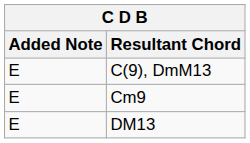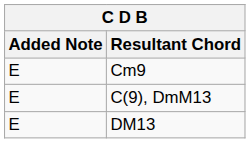rows swapped: (128, 97) <-> (161, 71)
